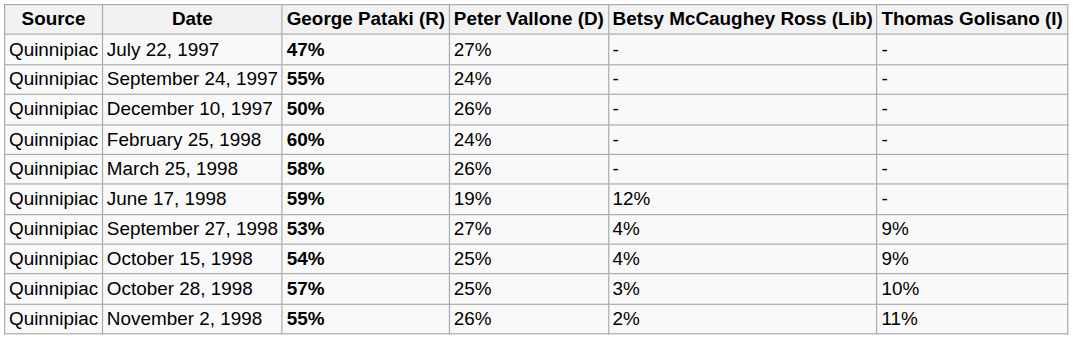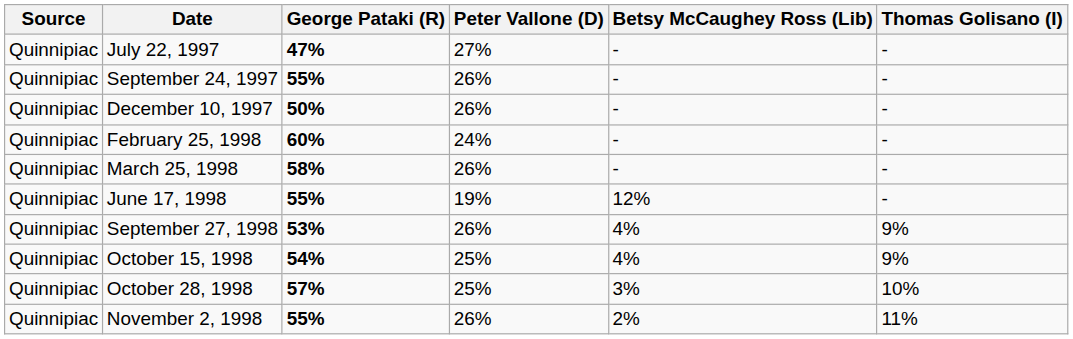(473, 79) 24% -> (473, 79) 26%
(306, 199) 59% -> (306, 199) 55%
(473, 229) 27% -> (473, 229) 26%
